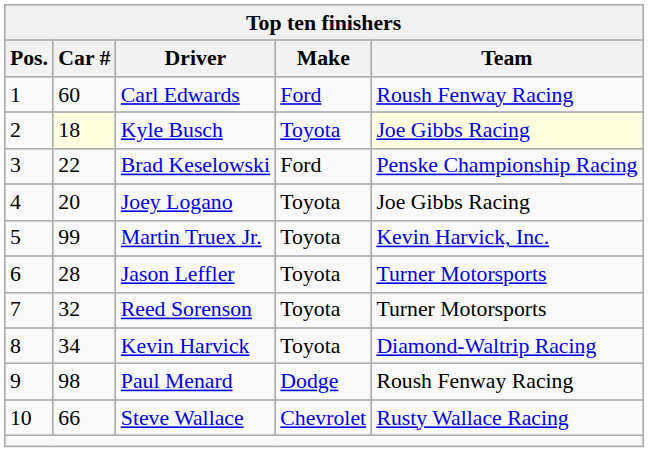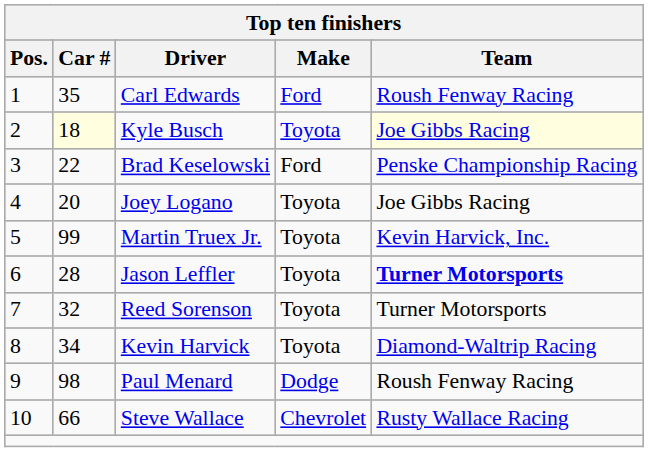(69, 93) 60 -> (69, 93) 35
(462, 273) normal -> (470, 273) bold
